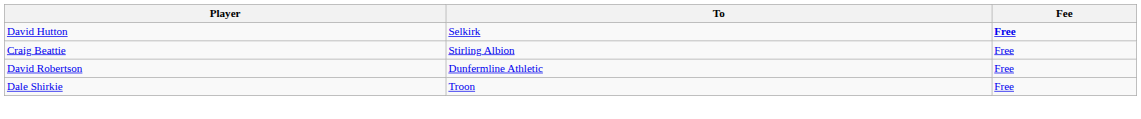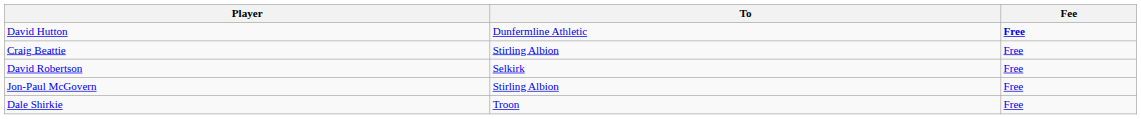(464, 32) Selkirk -> (540, 32) Dunfermline Athletic
(496, 68) Dunfermline Athletic -> (509, 68) Selkirk
+ row: (52, 87)
